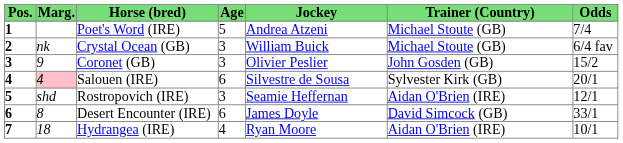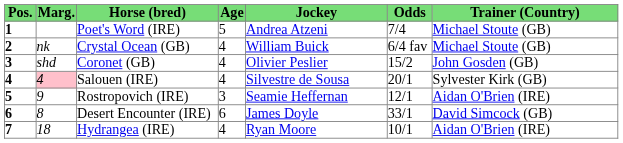columns swapped: (480, 12) <-> (595, 12)
(222, 46) 3 -> (222, 46) 4
(40, 63) 9 -> (46, 63) shd
(222, 63) 3 -> (222, 63) 4
(222, 79) 6 -> (222, 79) 4
(46, 96) shd -> (40, 96) 9
